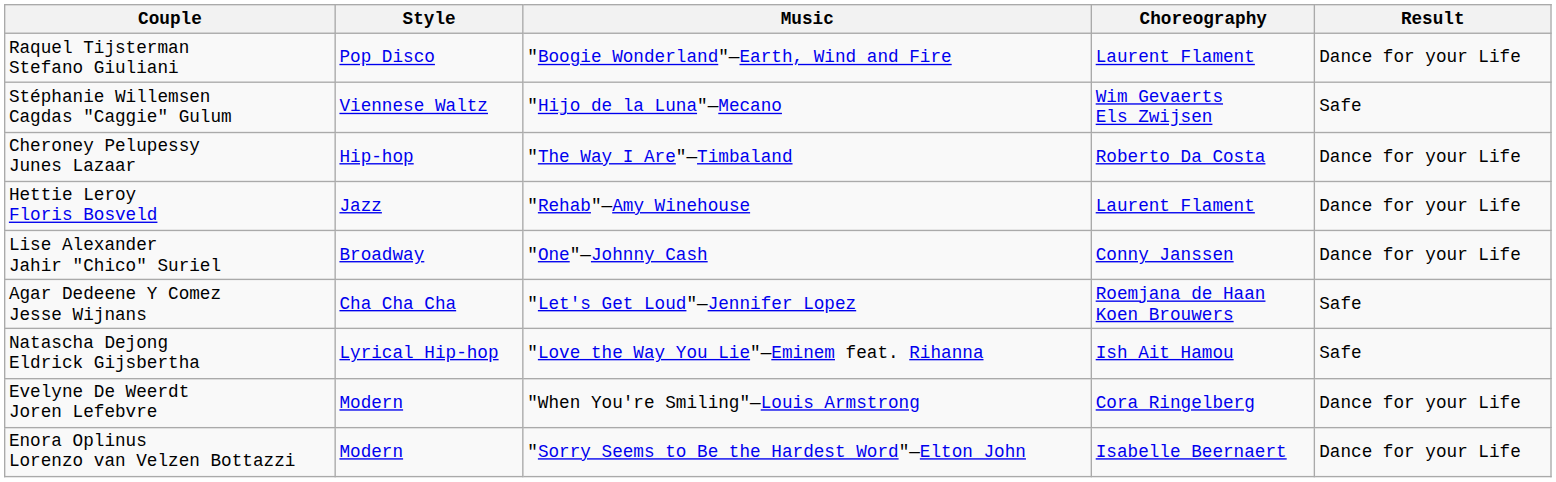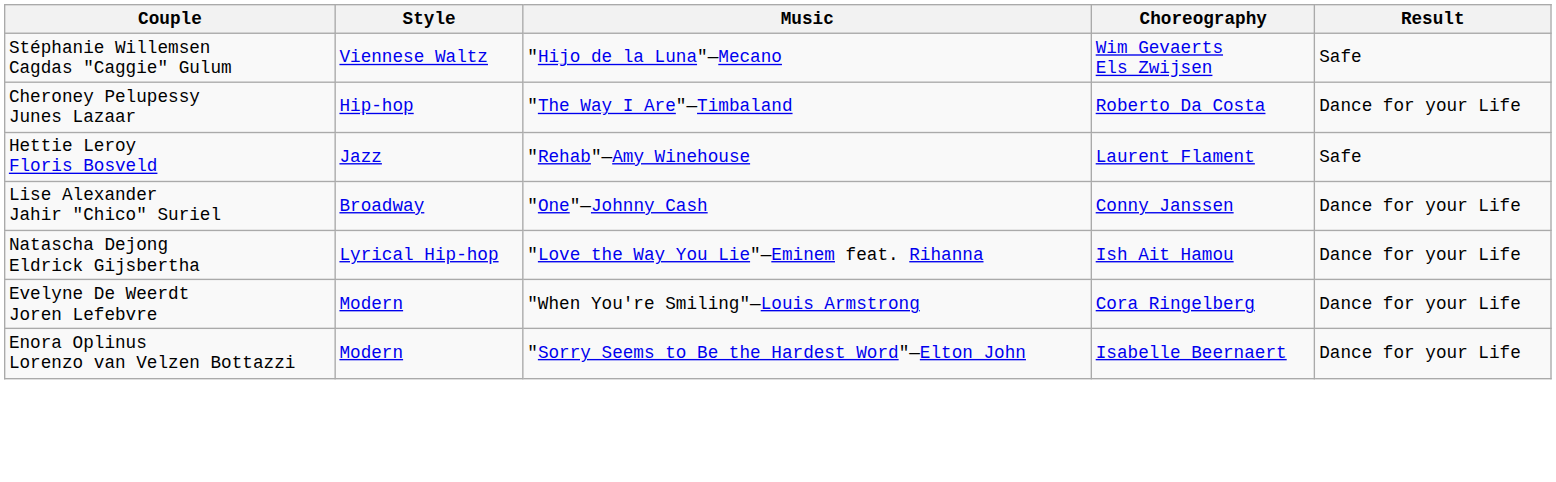- row: (99, 58)
(1420, 206) Dance for your Life -> (1340, 157) Safe
- row: (115, 304)
(1340, 353) Safe -> (1420, 255) Dance for your Life
